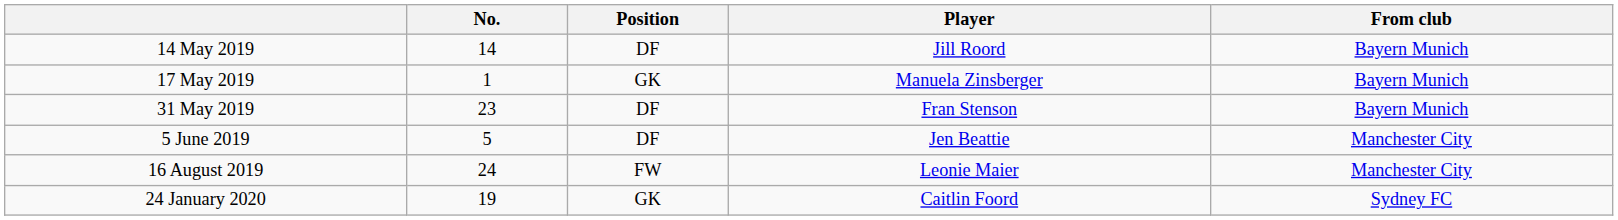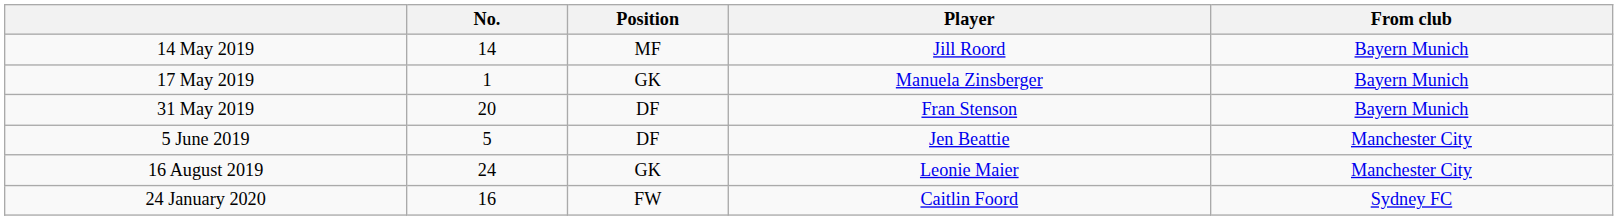(648, 49) DF -> (648, 49) MF
(487, 109) 23 -> (487, 109) 20
(648, 169) FW -> (648, 169) GK
(487, 199) 19 -> (487, 199) 16
(648, 199) GK -> (648, 199) FW
